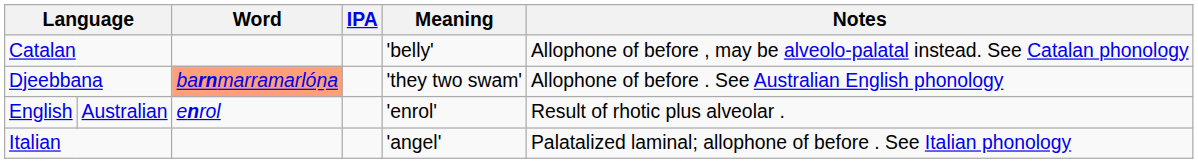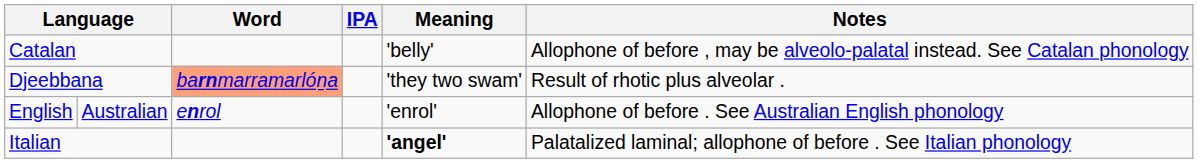(767, 81) Allophone of before . See Australian English phonology -> (658, 81) Result of rhotic plus alveolar .
(658, 111) Result of rhotic plus alveolar . -> (767, 111) Allophone of before . See Australian English phonology
(414, 142) normal -> (416, 142) bold
